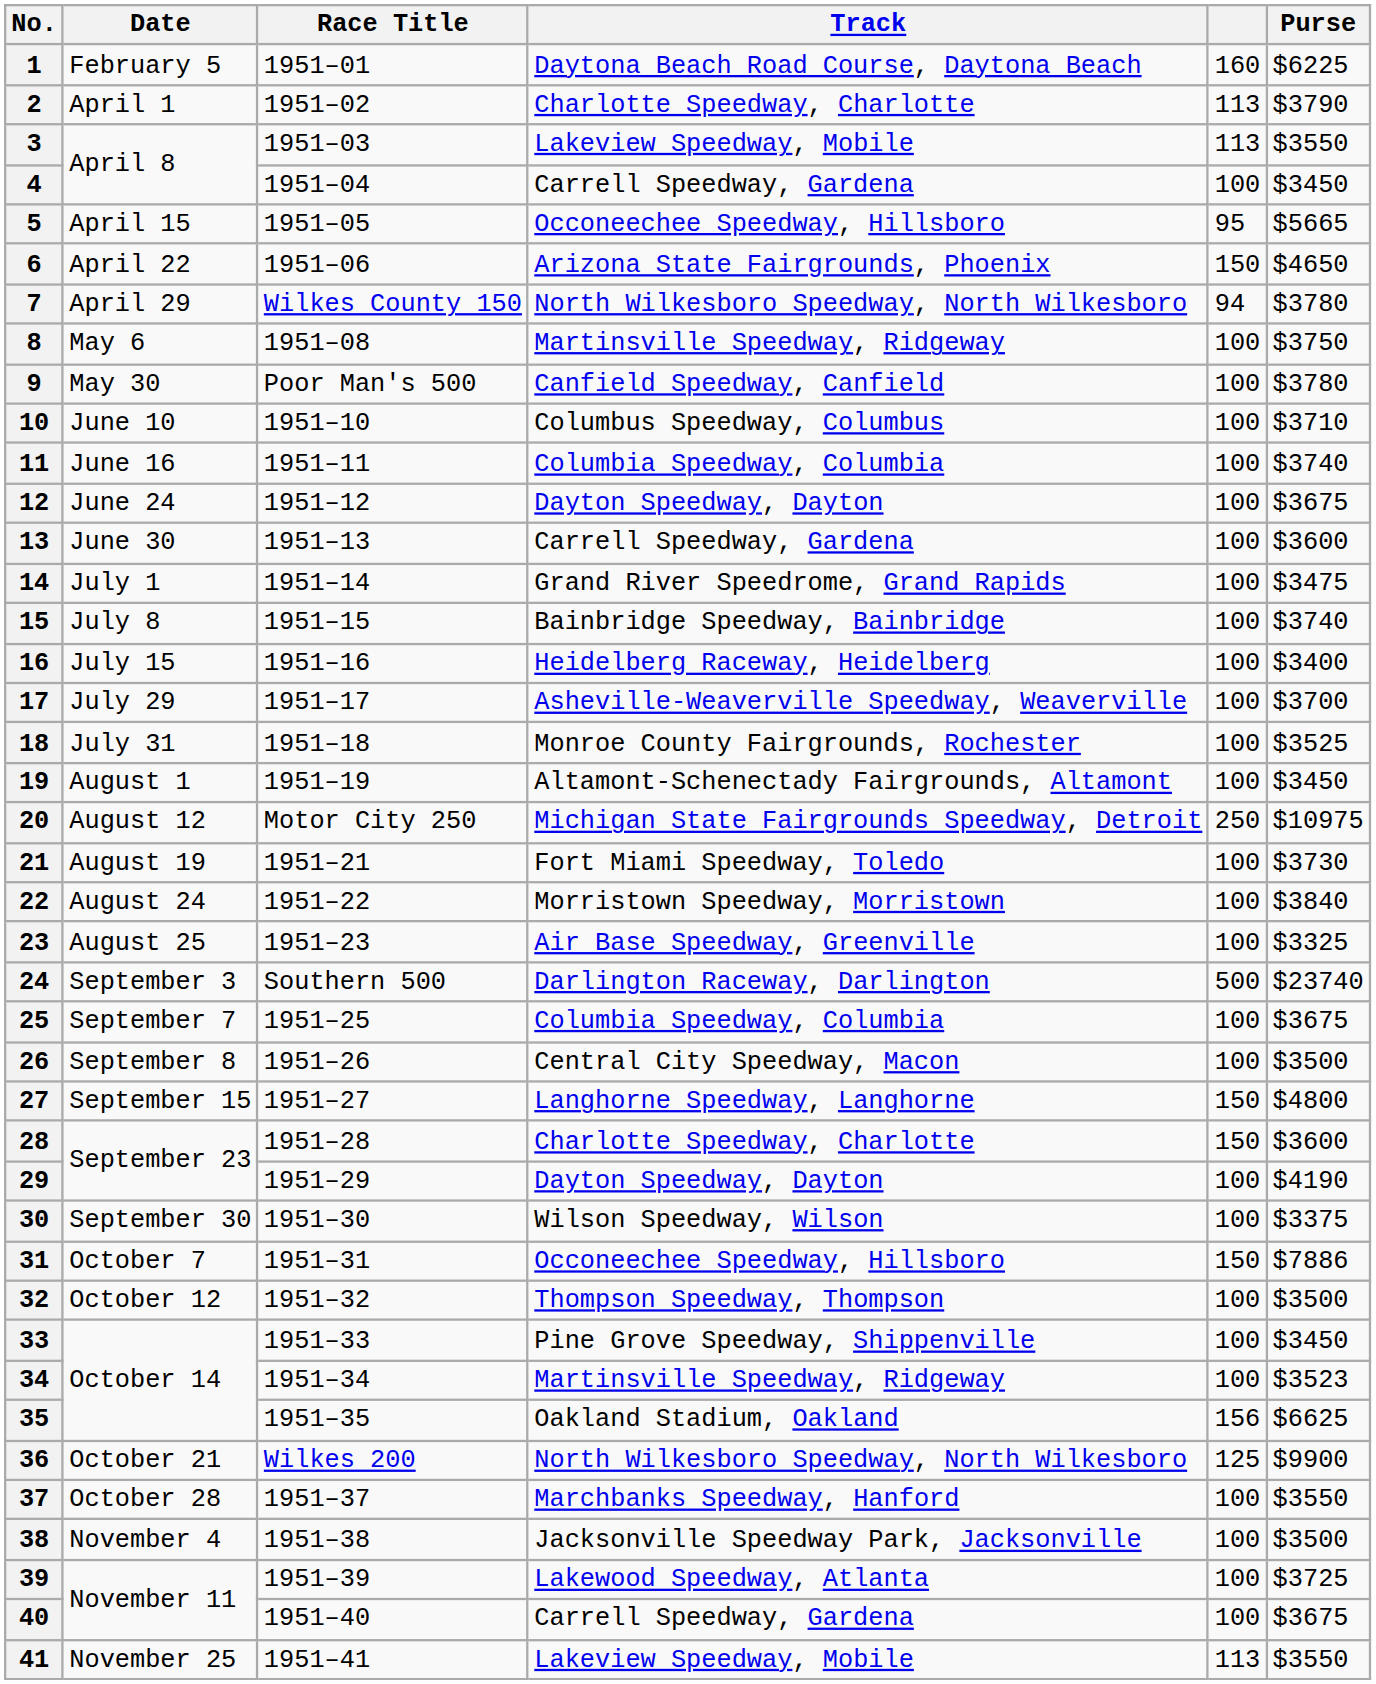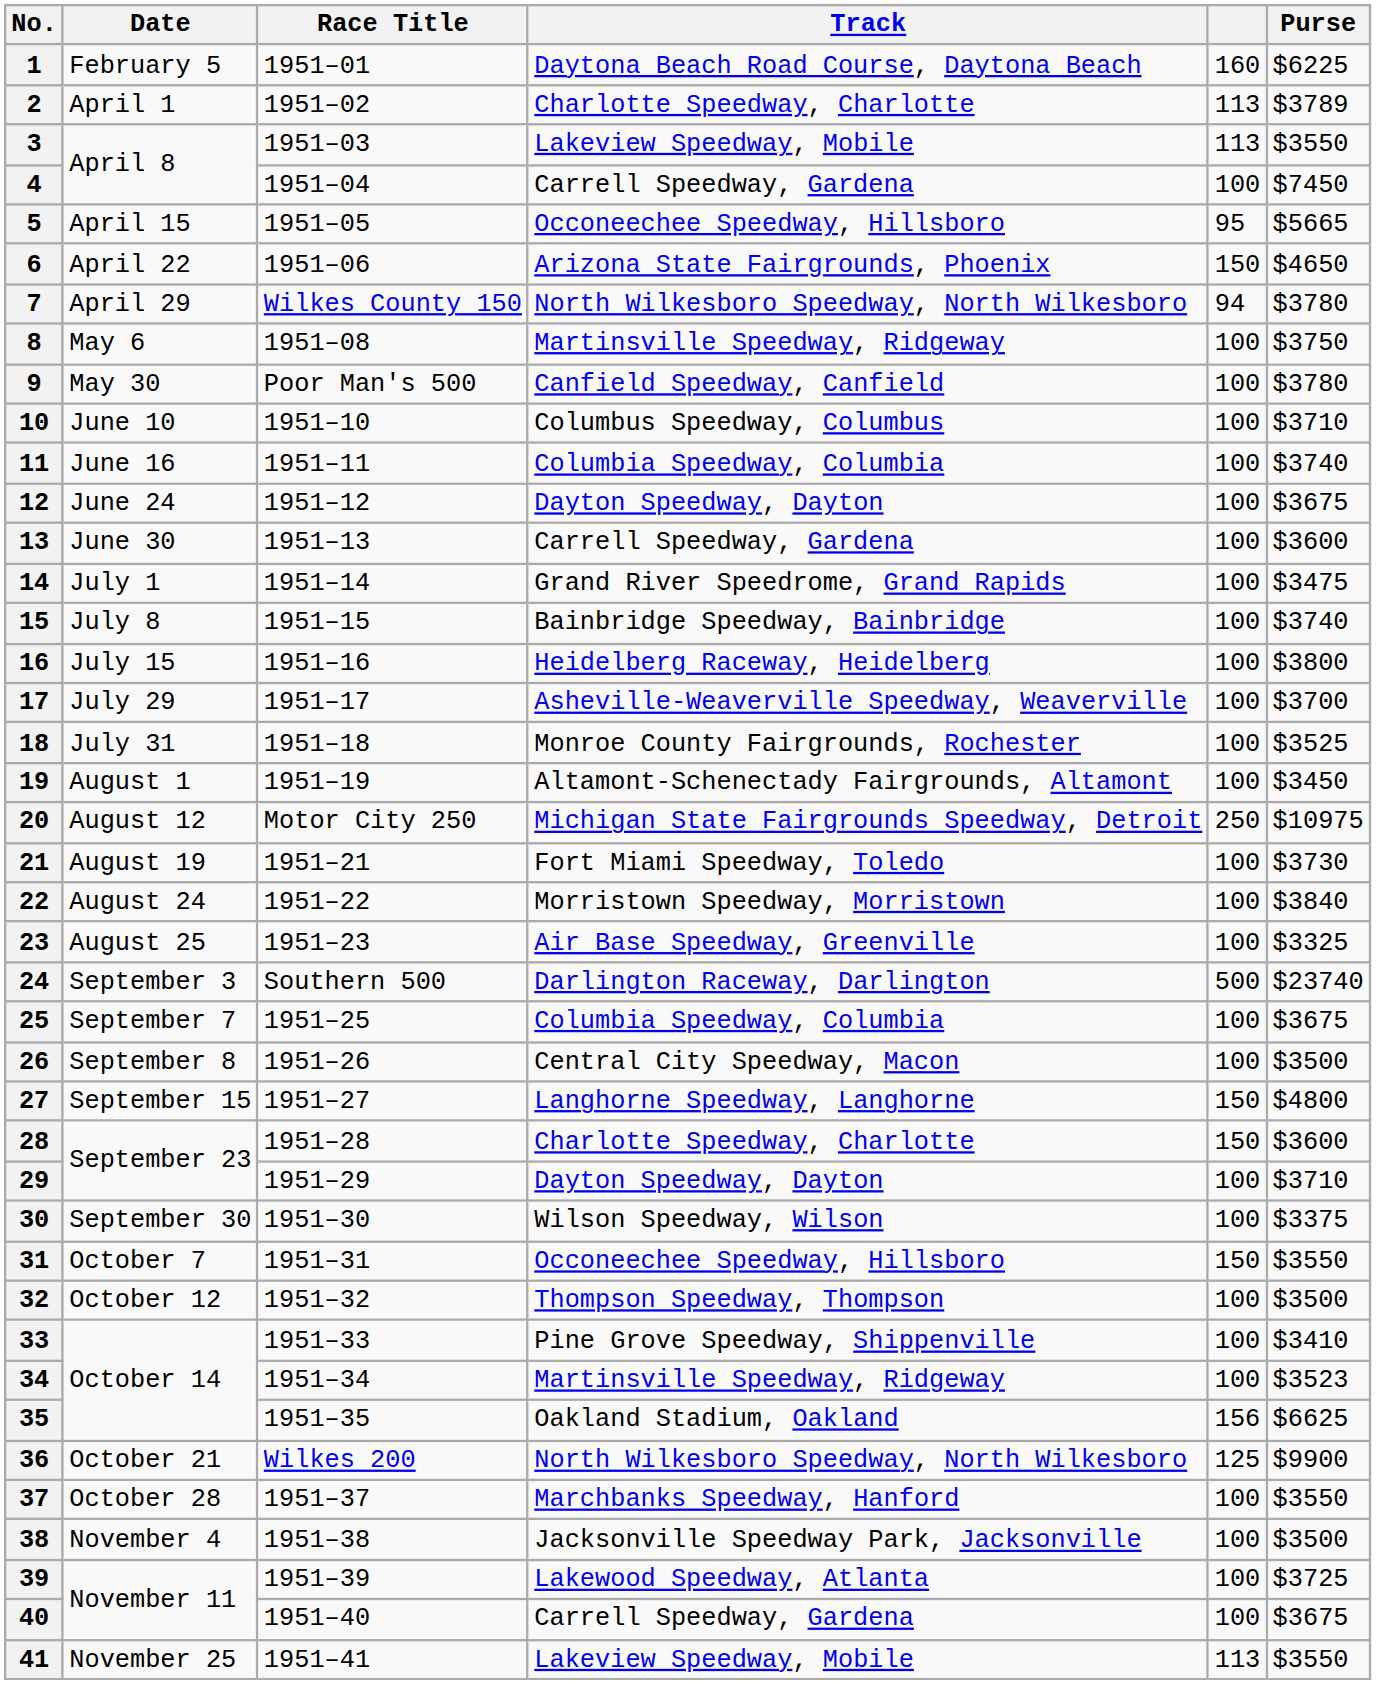(1311, 105) $3790 -> (1311, 105) $3789
(1311, 185) $3450 -> (1311, 185) $7450
(1311, 663) $3400 -> (1311, 663) $3800
(1311, 1181) $4190 -> (1311, 1181) $3710
(1311, 1261) $7886 -> (1311, 1261) $3550
(1311, 1341) $3450 -> (1311, 1341) $3410
